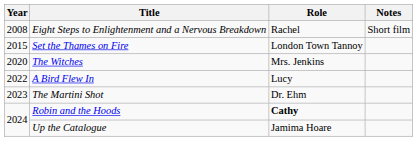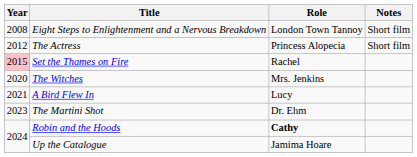(285, 29) Rachel -> (317, 29) London Town Tannoy
+ row: (56, 45)
(17, 45) no background -> (17, 62) pink background
(317, 45) London Town Tannoy -> (285, 62) Rachel
(17, 78) 2022 -> (17, 95) 2021
